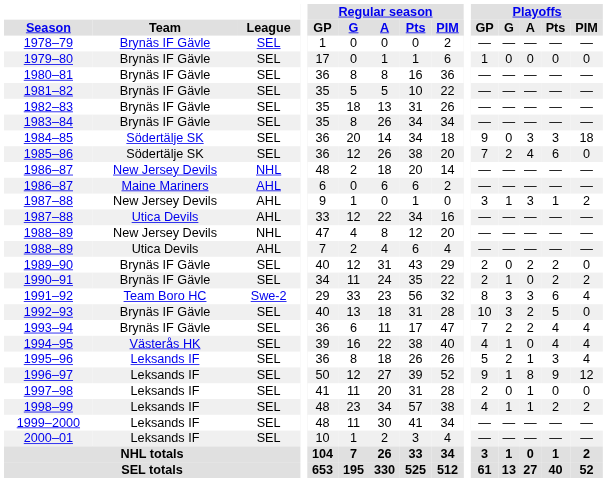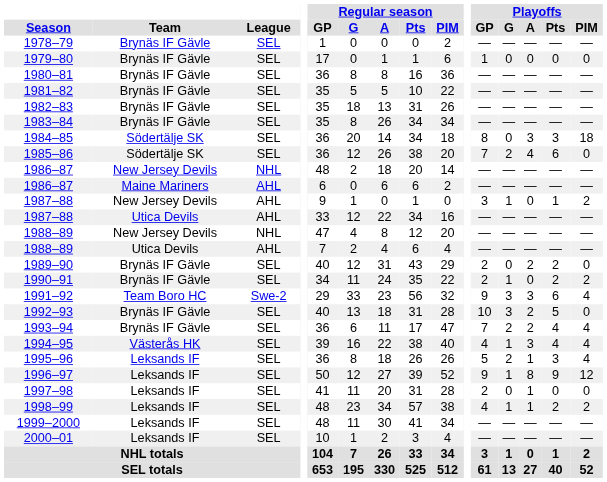(485, 138) 9 -> (485, 138) 8
(530, 201) 3 -> (530, 201) 0
(485, 296) 8 -> (485, 296) 9
(530, 343) 0 -> (530, 343) 3
